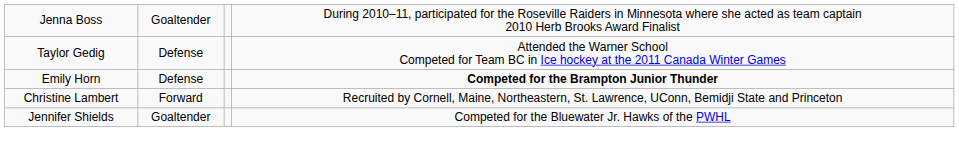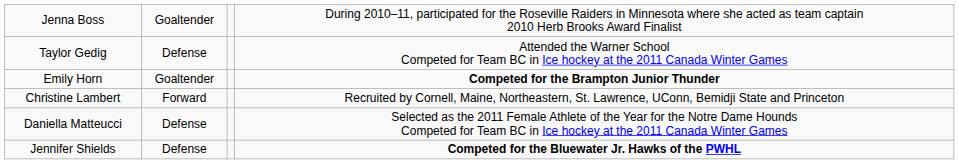(181, 79) Defense -> (184, 79) Goaltender
+ row: (73, 123)
(181, 117) Goaltender -> (184, 149) Defense
(593, 117) normal -> (594, 149) bold
